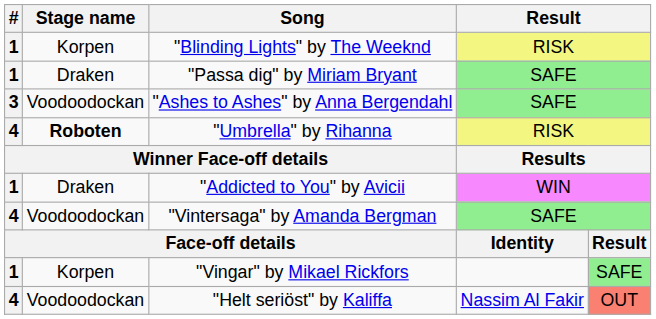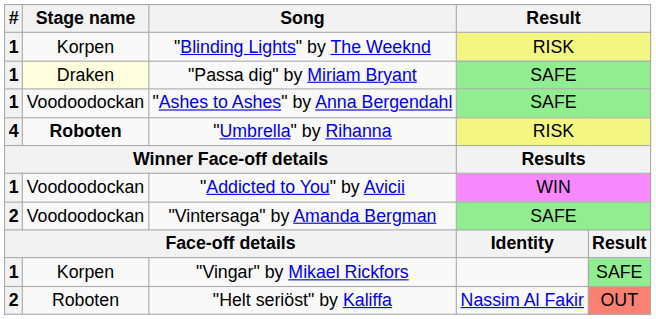(85, 74) no background -> (85, 74) lightyellow background
(14, 103) 3 -> (14, 103) 1
(85, 187) Draken -> (85, 187) Voodoodockan
(14, 215) 4 -> (14, 215) 2
(14, 300) 4 -> (14, 300) 2
(85, 300) Voodoodockan -> (85, 300) Roboten
